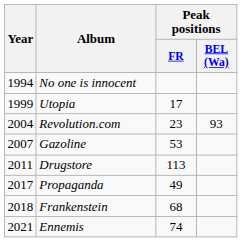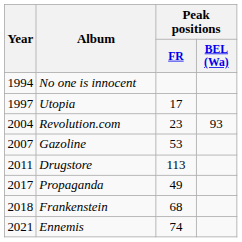(20, 103) 1999 -> (20, 103) 1997
